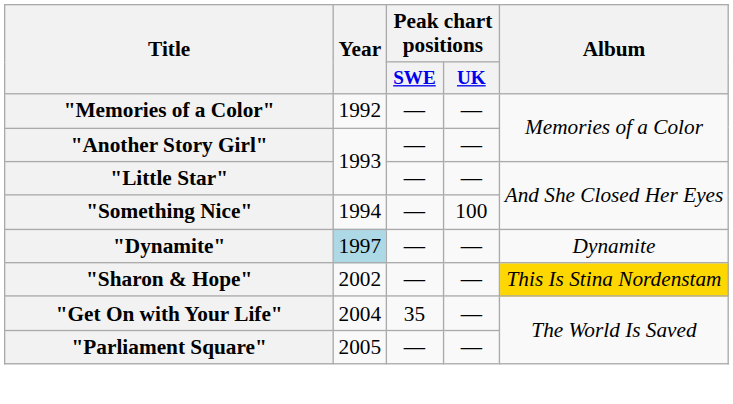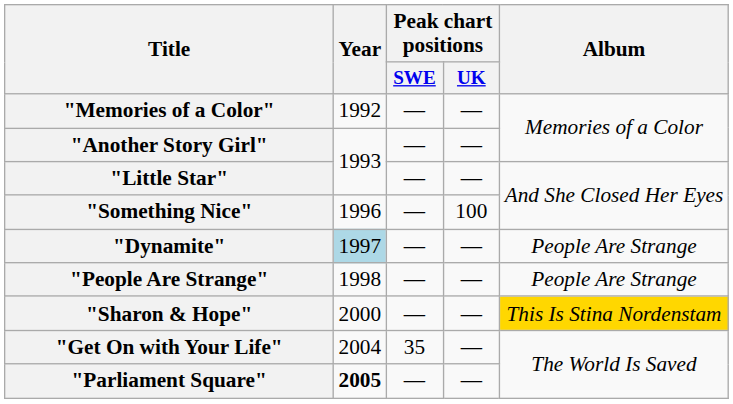(360, 211) 1994 -> (360, 211) 1996
(614, 245) Dynamite -> (614, 245) People Are Strange
+ row: (169, 279)
(360, 279) 2002 -> (360, 313) 2000
(360, 346) normal -> (360, 380) bold
